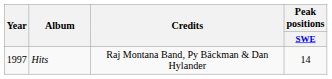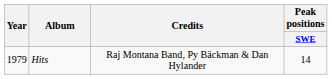(17, 60) 1997 -> (17, 60) 1979
